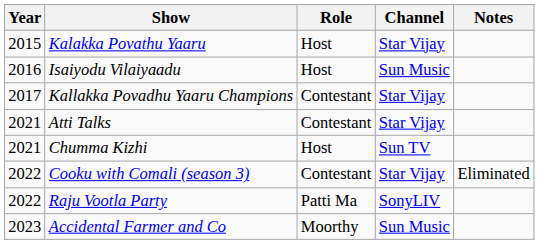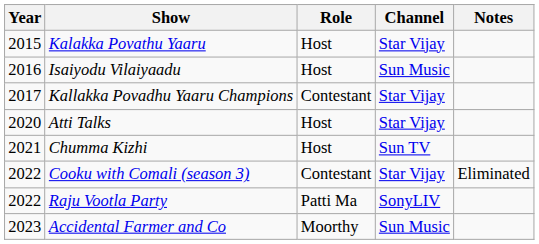(25, 122) 2021 -> (25, 122) 2020
(336, 122) Contestant -> (316, 122) Host
